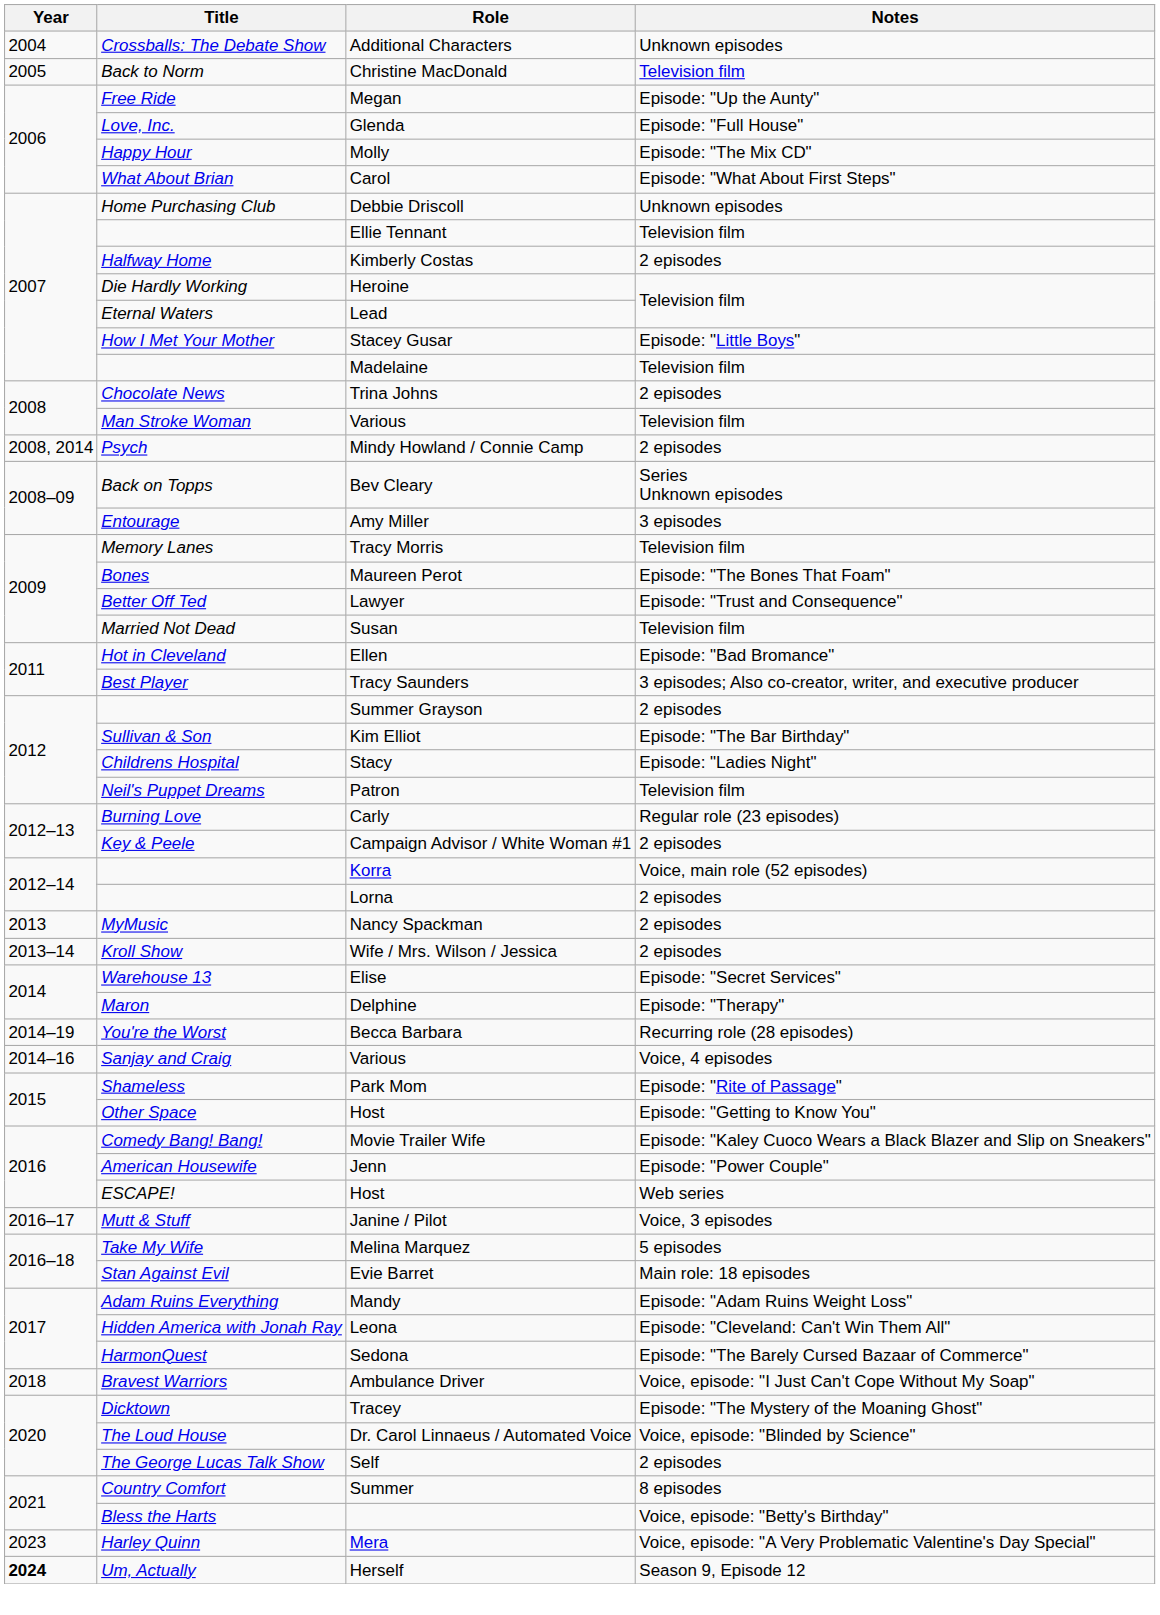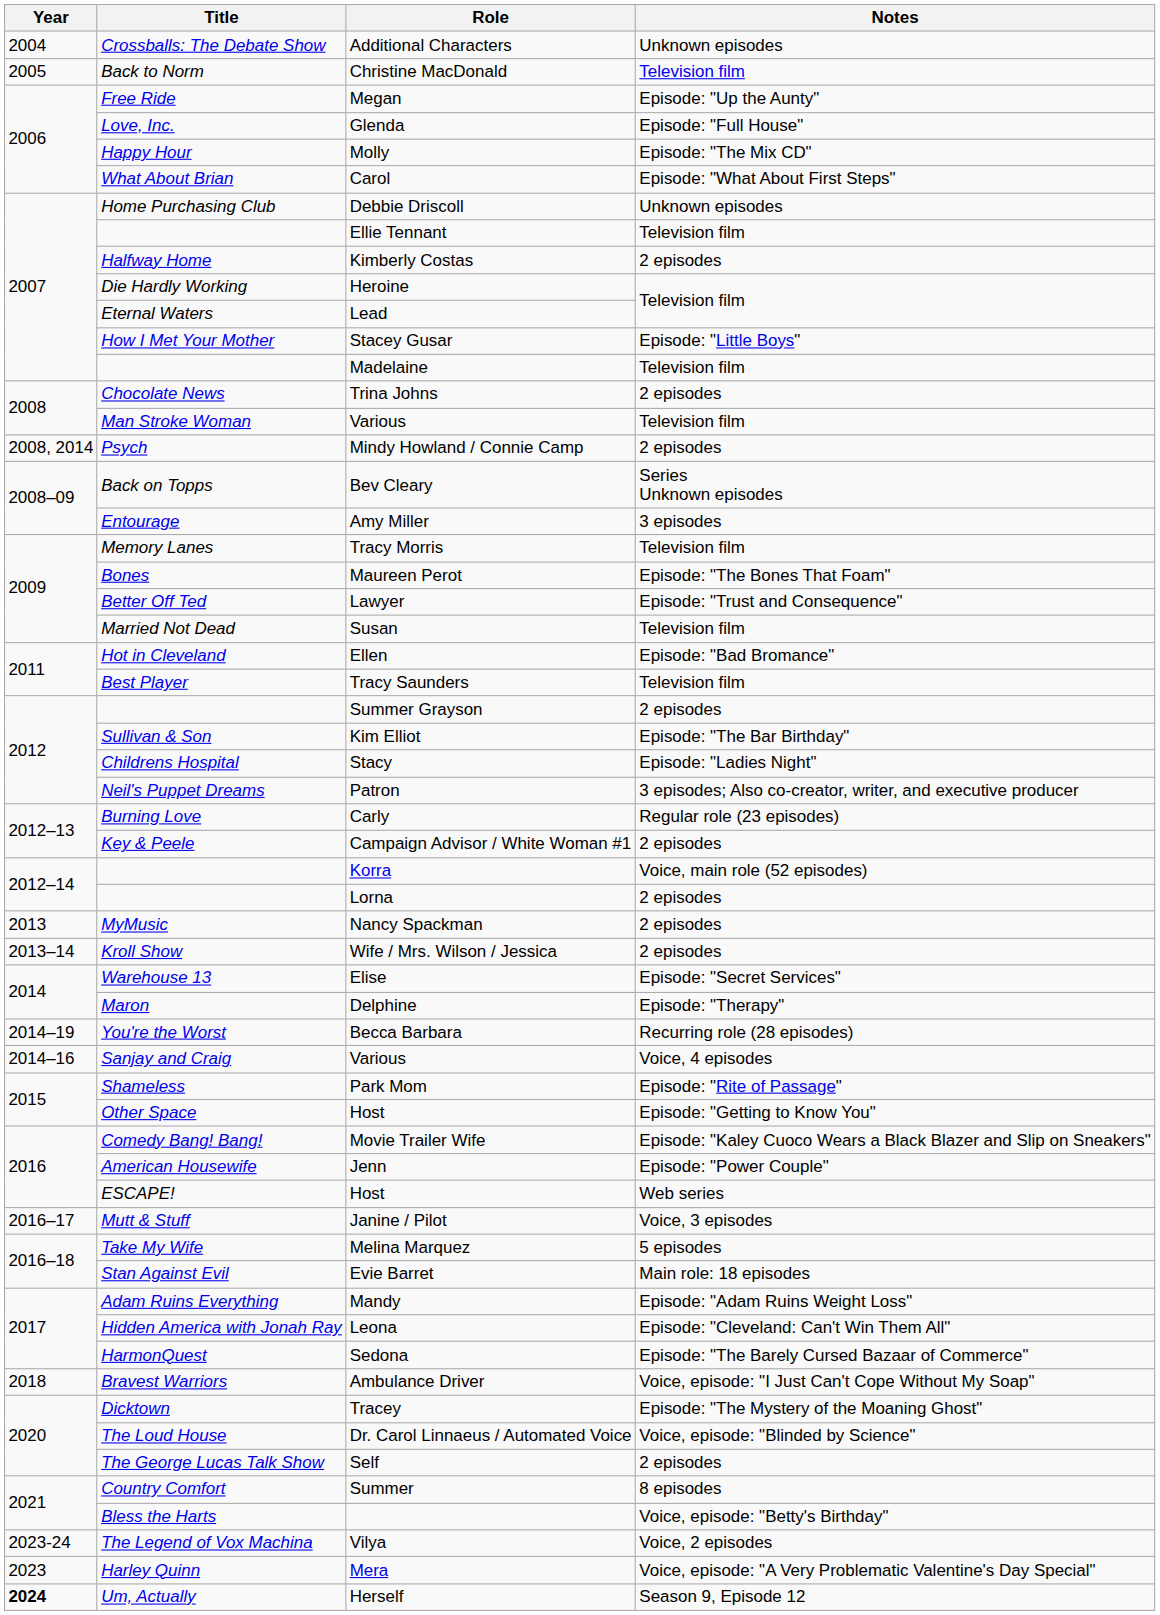(859, 682) 3 episodes; Also co-creator, writer, and executive producer -> (692, 682) Television film
(692, 790) Television film -> (859, 790) 3 episodes; Also co-creator, writer, and executive producer
+ row: (207, 1543)
